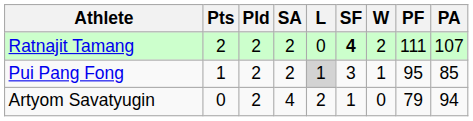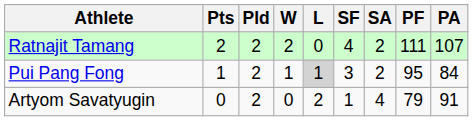columns swapped: (381, 18) <-> (290, 18)
(351, 45) bold -> (349, 45) normal
(449, 73) 85 -> (449, 73) 84
(449, 101) 94 -> (449, 101) 91
